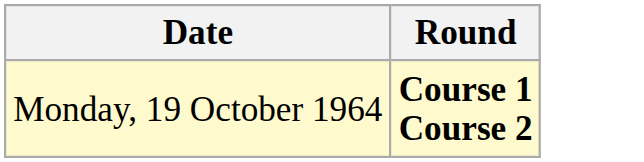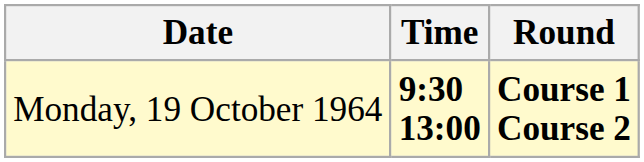+ column: (440, 32)
